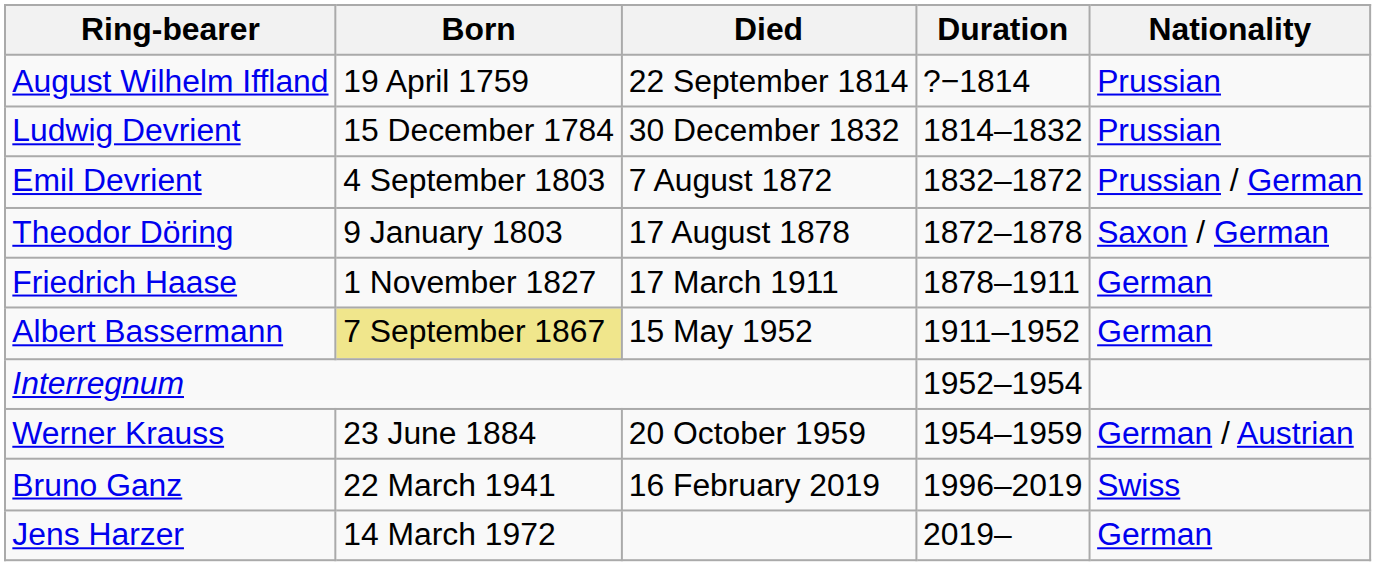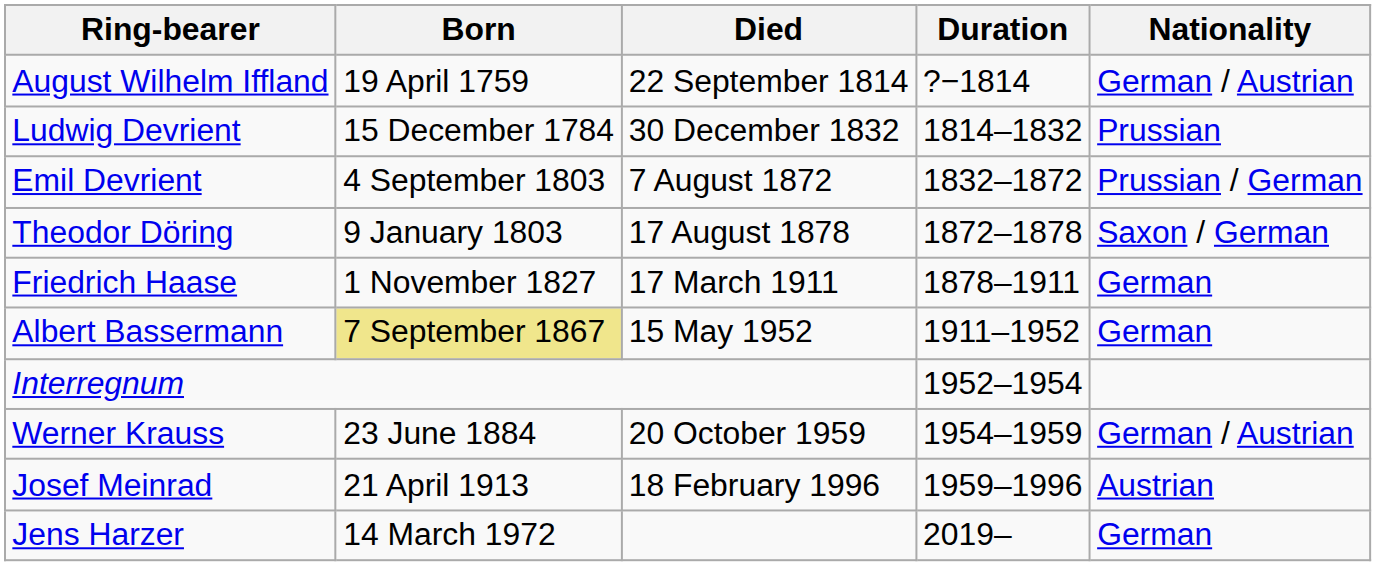(1159, 80) Prussian -> (1225, 80) German / Austrian
+ row: (112, 484)
- row: (97, 484)
